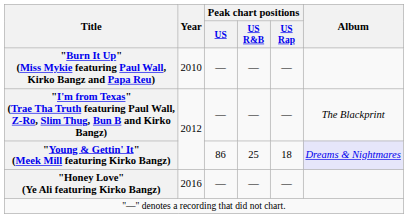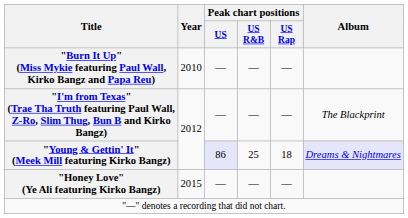(221, 155) no background -> (221, 155) lavender background
(191, 183) 2016 -> (191, 183) 2015
